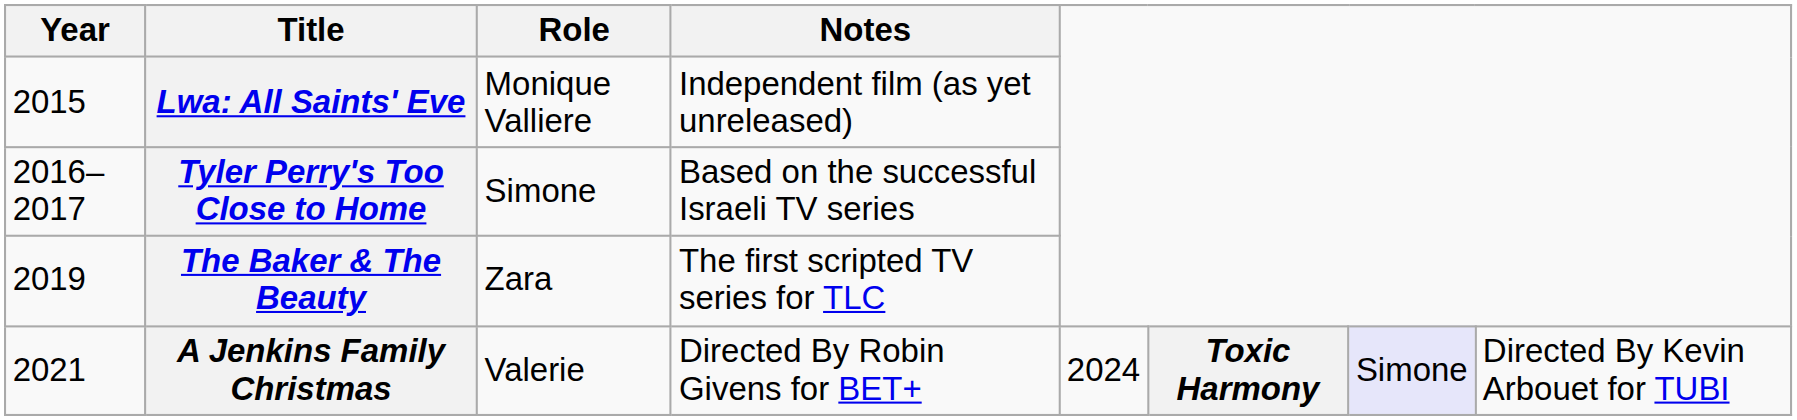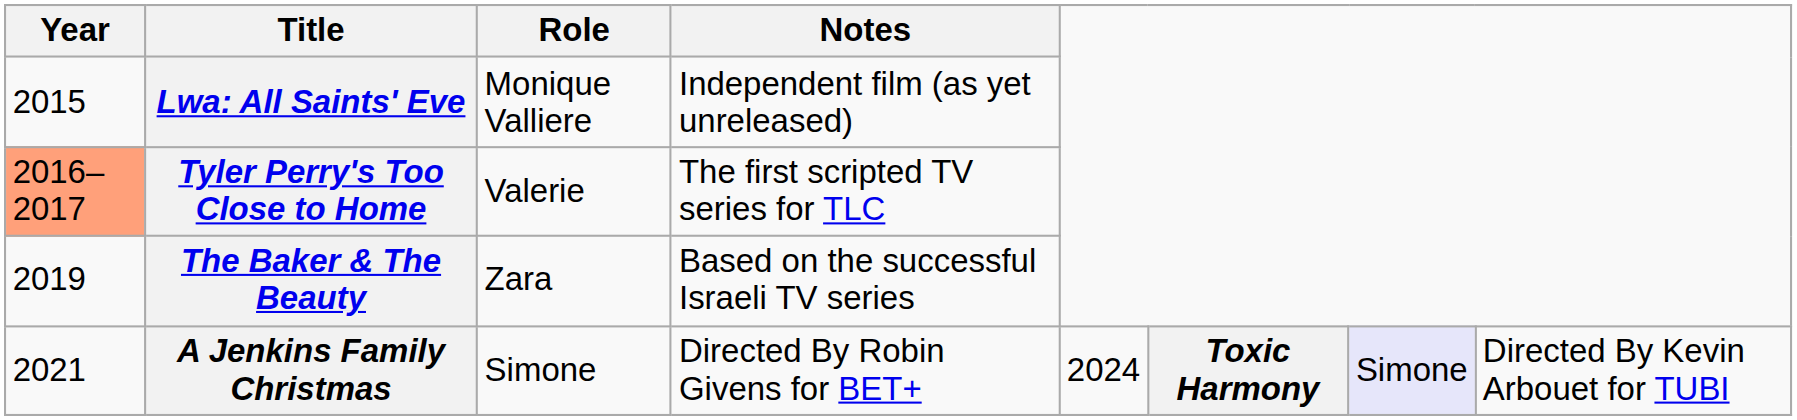(58, 190) no background -> (58, 190) lightsalmon background
(541, 190) Simone -> (535, 190) Valerie
(858, 190) Based on the successful Israeli TV series -> (826, 190) The first scripted TV series for TLC
(826, 280) The first scripted TV series for TLC -> (858, 280) Based on the successful Israeli TV series
(535, 369) Valerie -> (541, 369) Simone
